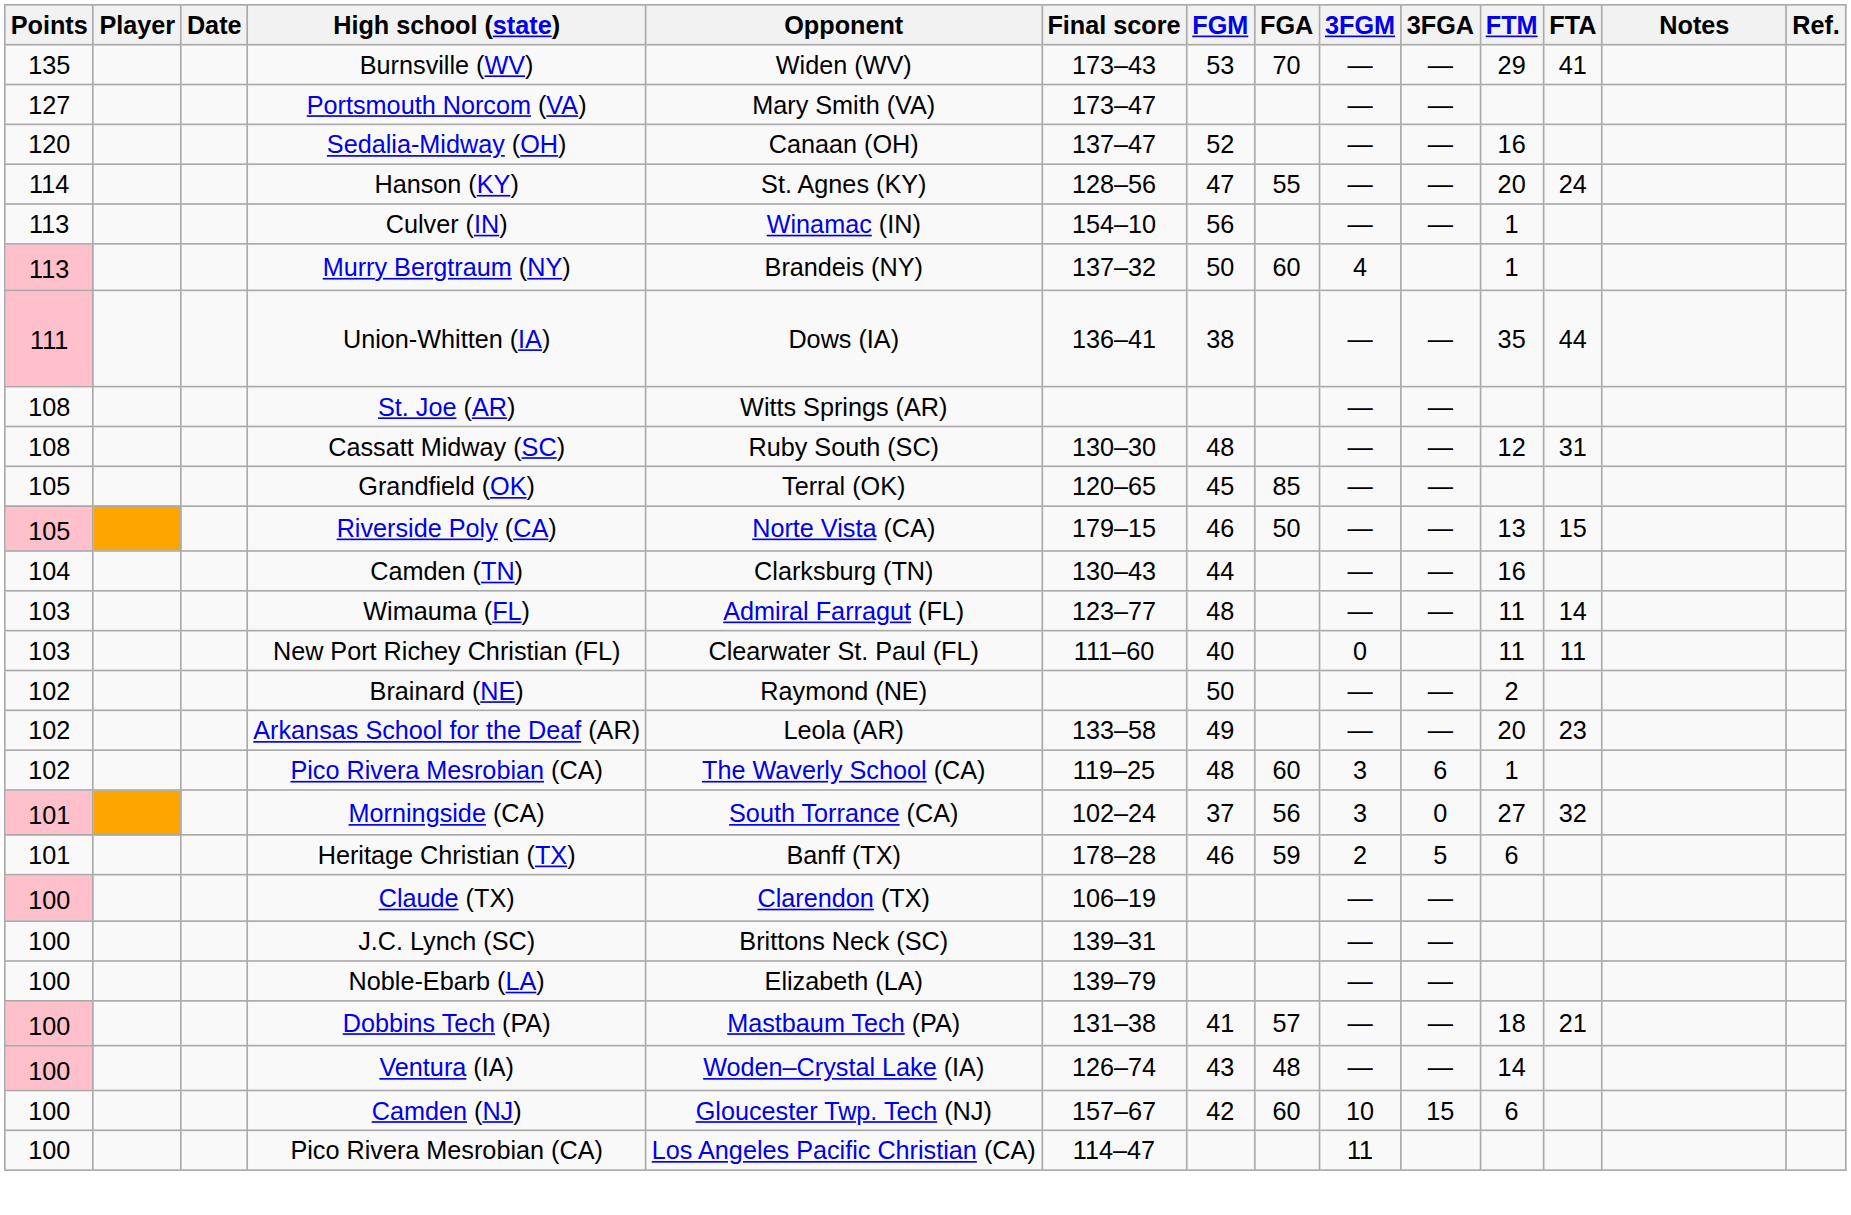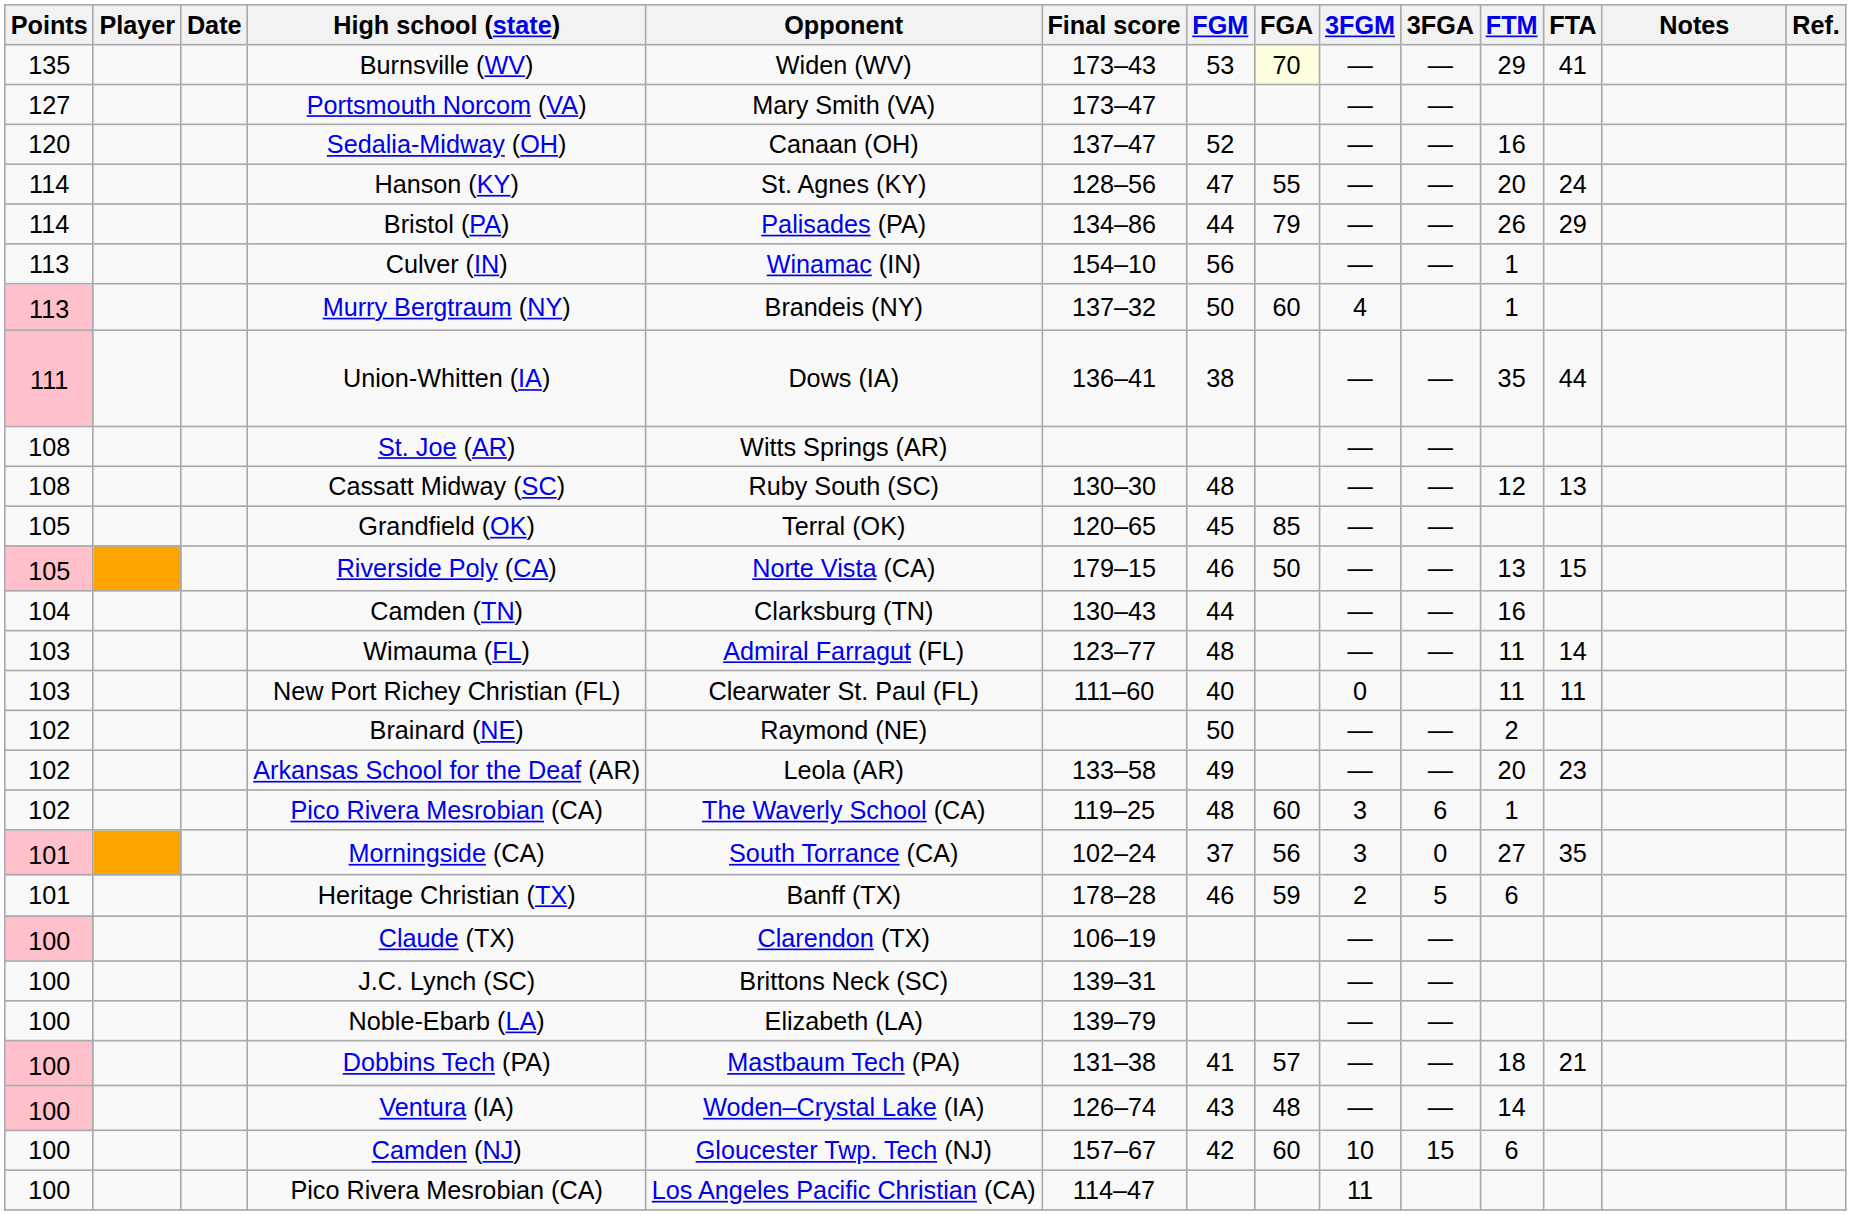(1287, 65) no background -> (1287, 65) lightyellow background
+ row: (49, 225)
(1573, 446) 31 -> (1573, 486) 13
(1573, 813) 32 -> (1573, 853) 35
